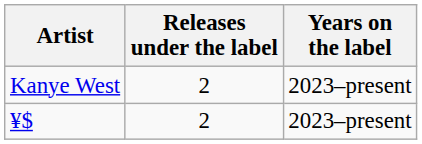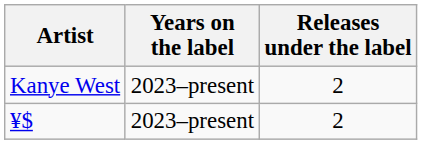columns swapped: (350, 35) <-> (204, 35)
